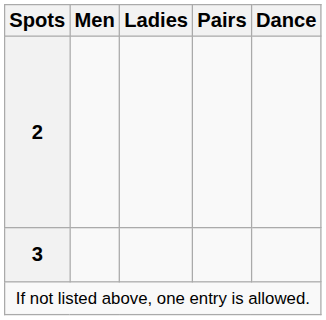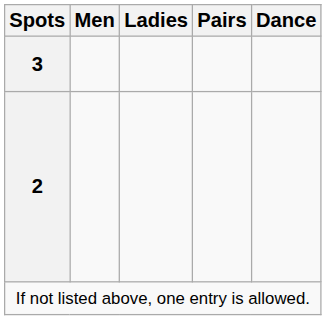rows swapped: (37, 254) <-> (37, 131)
